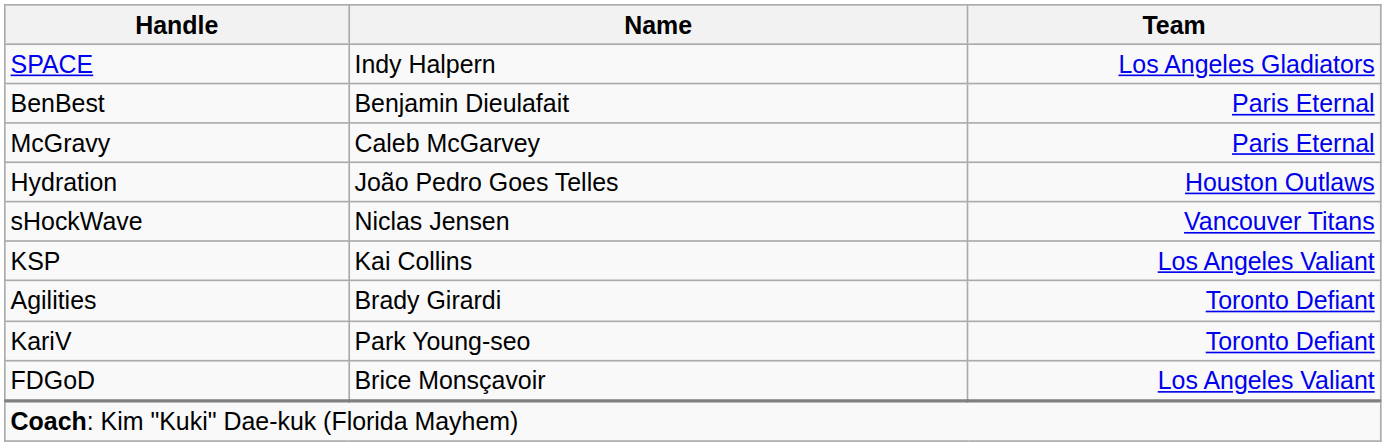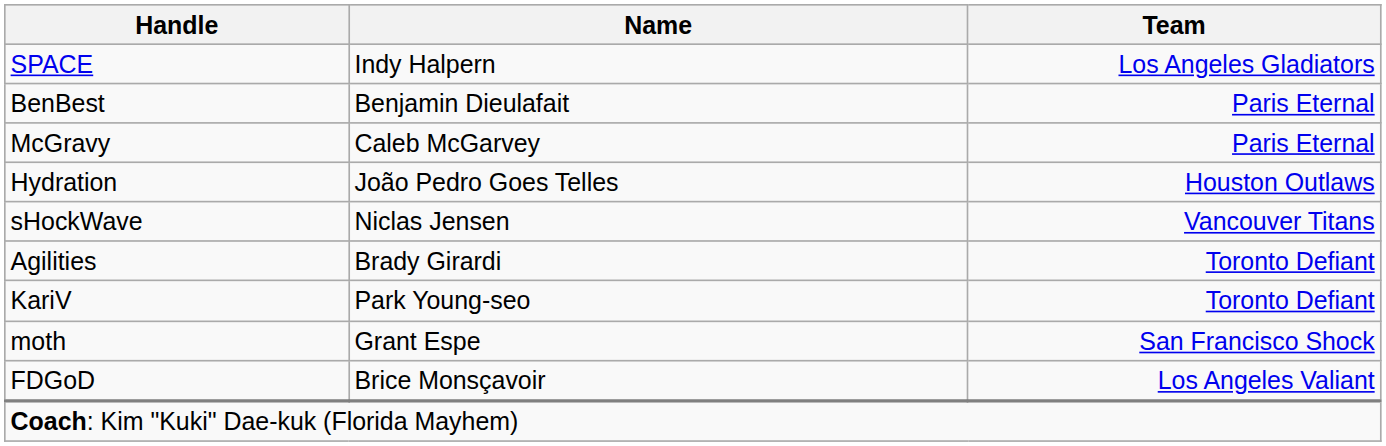- row: (36, 262)
+ row: (38, 340)
